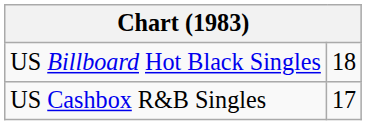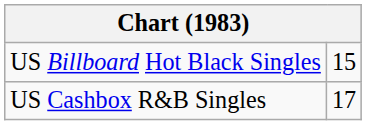(344, 61) 18 -> (344, 61) 15
